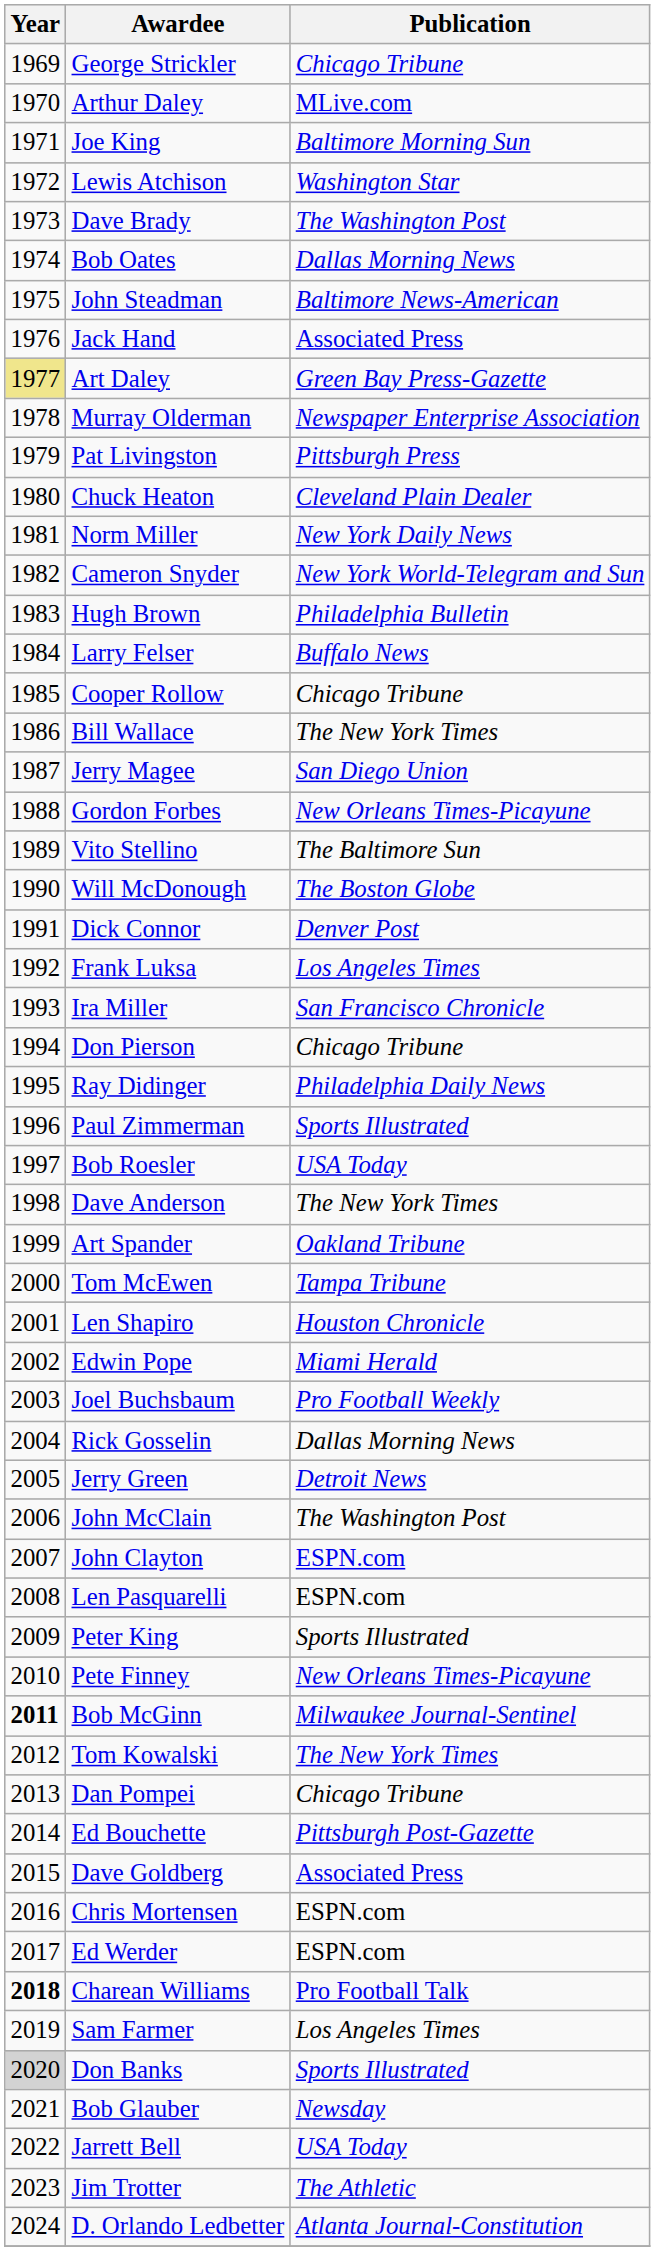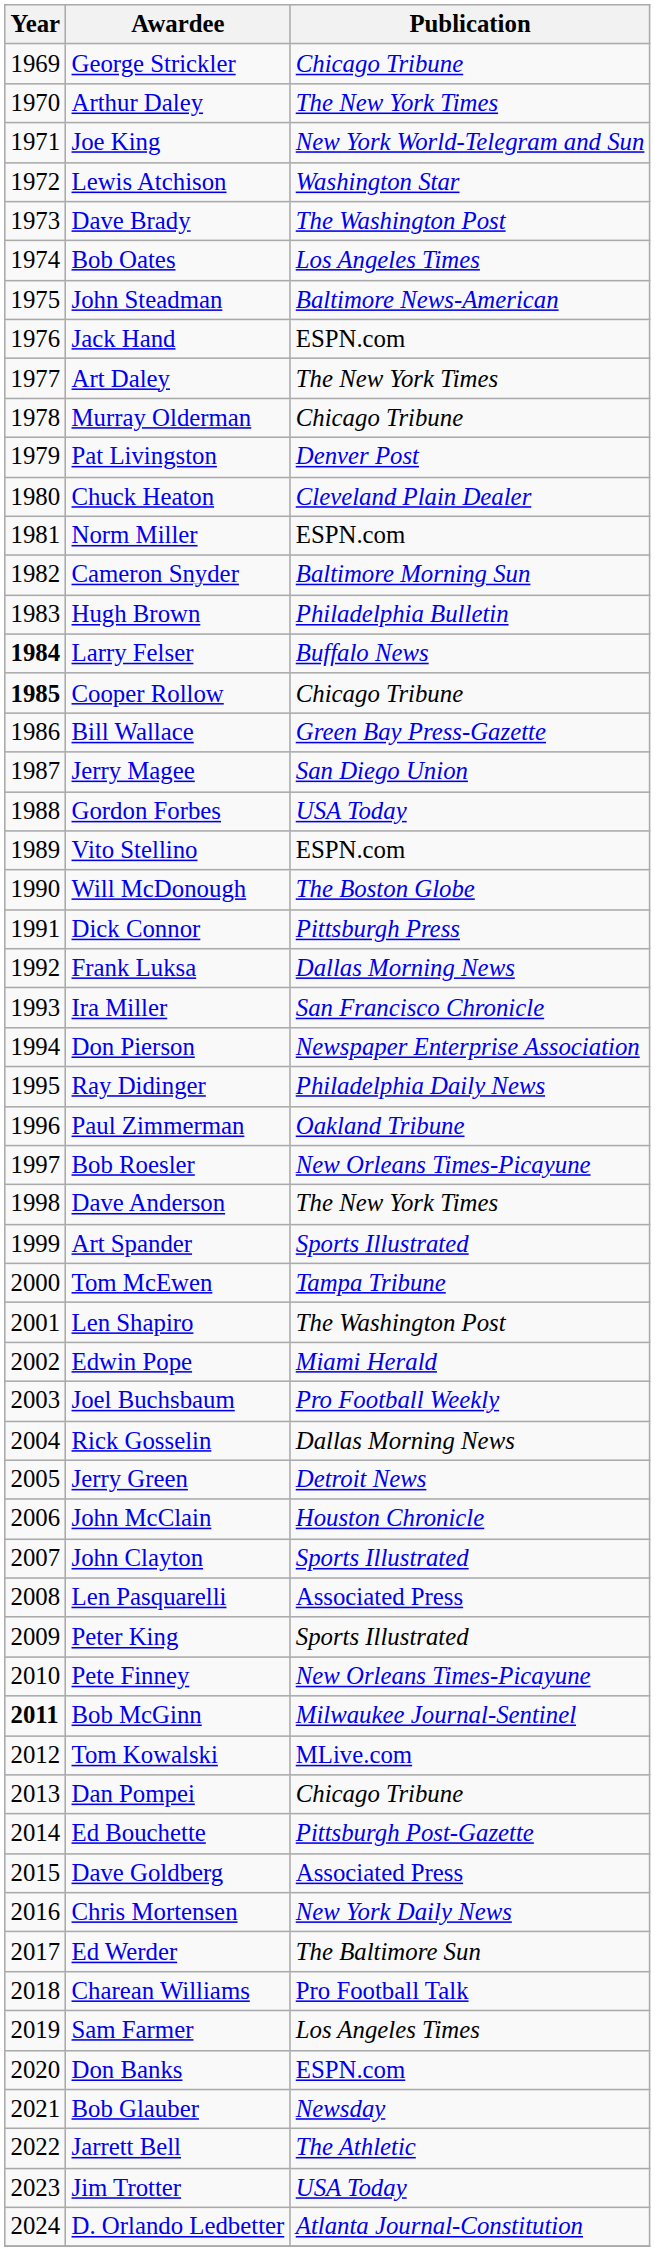(354, 102) MLive.com -> (397, 102) The New York Times
(413, 142) Baltimore Morning Sun -> (470, 142) New York World-Telegram and Sun
(405, 260) Dallas Morning News -> (388, 260) Los Angeles Times
(379, 338) Associated Press -> (351, 338) ESPN.com
(35, 378) khaki background -> (35, 378) no background
(421, 378) Green Bay Press-Gazette -> (397, 378) The New York Times
(468, 417) Newspaper Enterprise Association -> (379, 417) Chicago Tribune
(378, 456) Pittsburgh Press -> (357, 456) Denver Post
(404, 535) New York Daily News -> (351, 535) ESPN.com
(470, 574) New York World-Telegram and Sun -> (413, 574) Baltimore Morning Sun
(35, 653) normal -> (35, 653) bold
(35, 692) normal -> (35, 692) bold
(397, 732) The New York Times -> (421, 732) Green Bay Press-Gazette
(443, 810) New Orleans Times-Picayune -> (351, 810) USA Today
(388, 850) The Baltimore Sun -> (351, 850) ESPN.com
(357, 928) Denver Post -> (378, 928) Pittsburgh Press
(388, 968) Los Angeles Times -> (405, 968) Dallas Morning News
(379, 1046) Chicago Tribune -> (468, 1046) Newspaper Enterprise Association
(382, 1125) Sports Illustrated -> (380, 1125) Oakland Tribune
(351, 1164) USA Today -> (443, 1164) New Orleans Times-Picayune
(380, 1243) Oakland Tribune -> (382, 1243) Sports Illustrated
(390, 1322) Houston Chronicle -> (401, 1322) The Washington Post
(401, 1518) The Washington Post -> (390, 1518) Houston Chronicle
(351, 1558) ESPN.com -> (382, 1558) Sports Illustrated
(351, 1597) ESPN.com -> (379, 1597) Associated Press
(397, 1754) The New York Times -> (354, 1754) MLive.com
(351, 1912) ESPN.com -> (404, 1912) New York Daily News
(351, 1951) ESPN.com -> (388, 1951) The Baltimore Sun
(35, 1990) bold -> (35, 1990) normal
(35, 2069) lightgrey background -> (35, 2069) no background
(382, 2069) Sports Illustrated -> (351, 2069) ESPN.com
(351, 2148) USA Today -> (356, 2148) The Athletic
(356, 2187) The Athletic -> (351, 2187) USA Today
